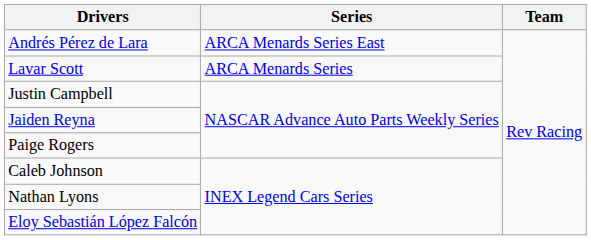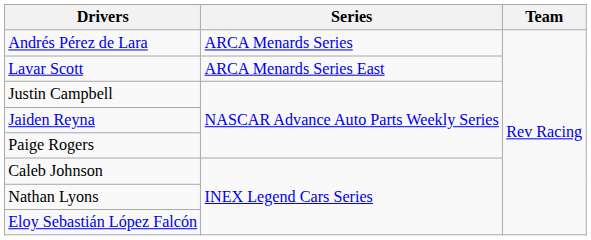(295, 42) ARCA Menards Series East -> (279, 42) ARCA Menards Series
(279, 68) ARCA Menards Series -> (295, 68) ARCA Menards Series East
